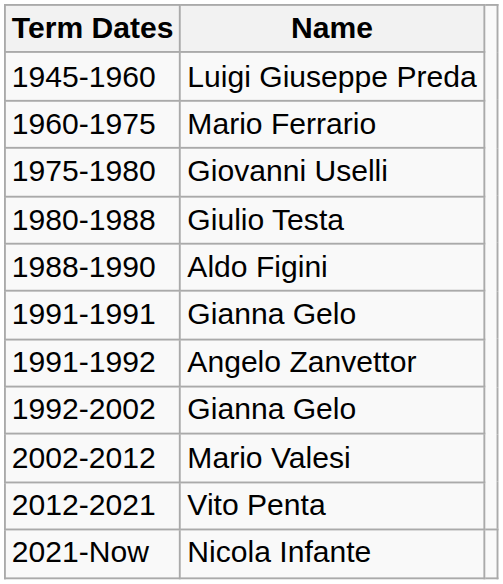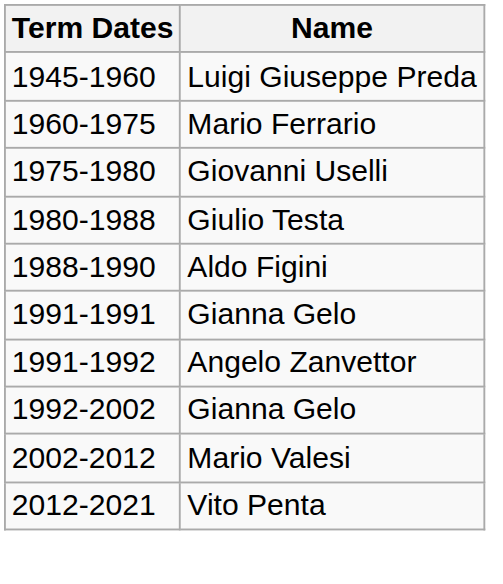- row: (80, 553)
